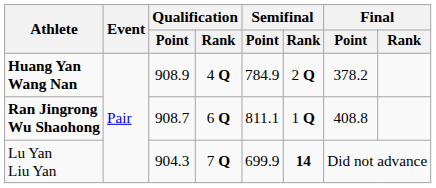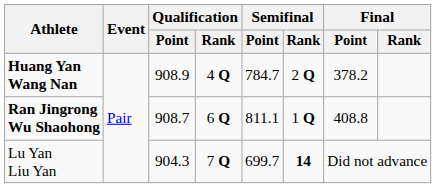(262, 75) 784.9 -> (262, 75) 784.7
(262, 161) 699.9 -> (262, 161) 699.7
